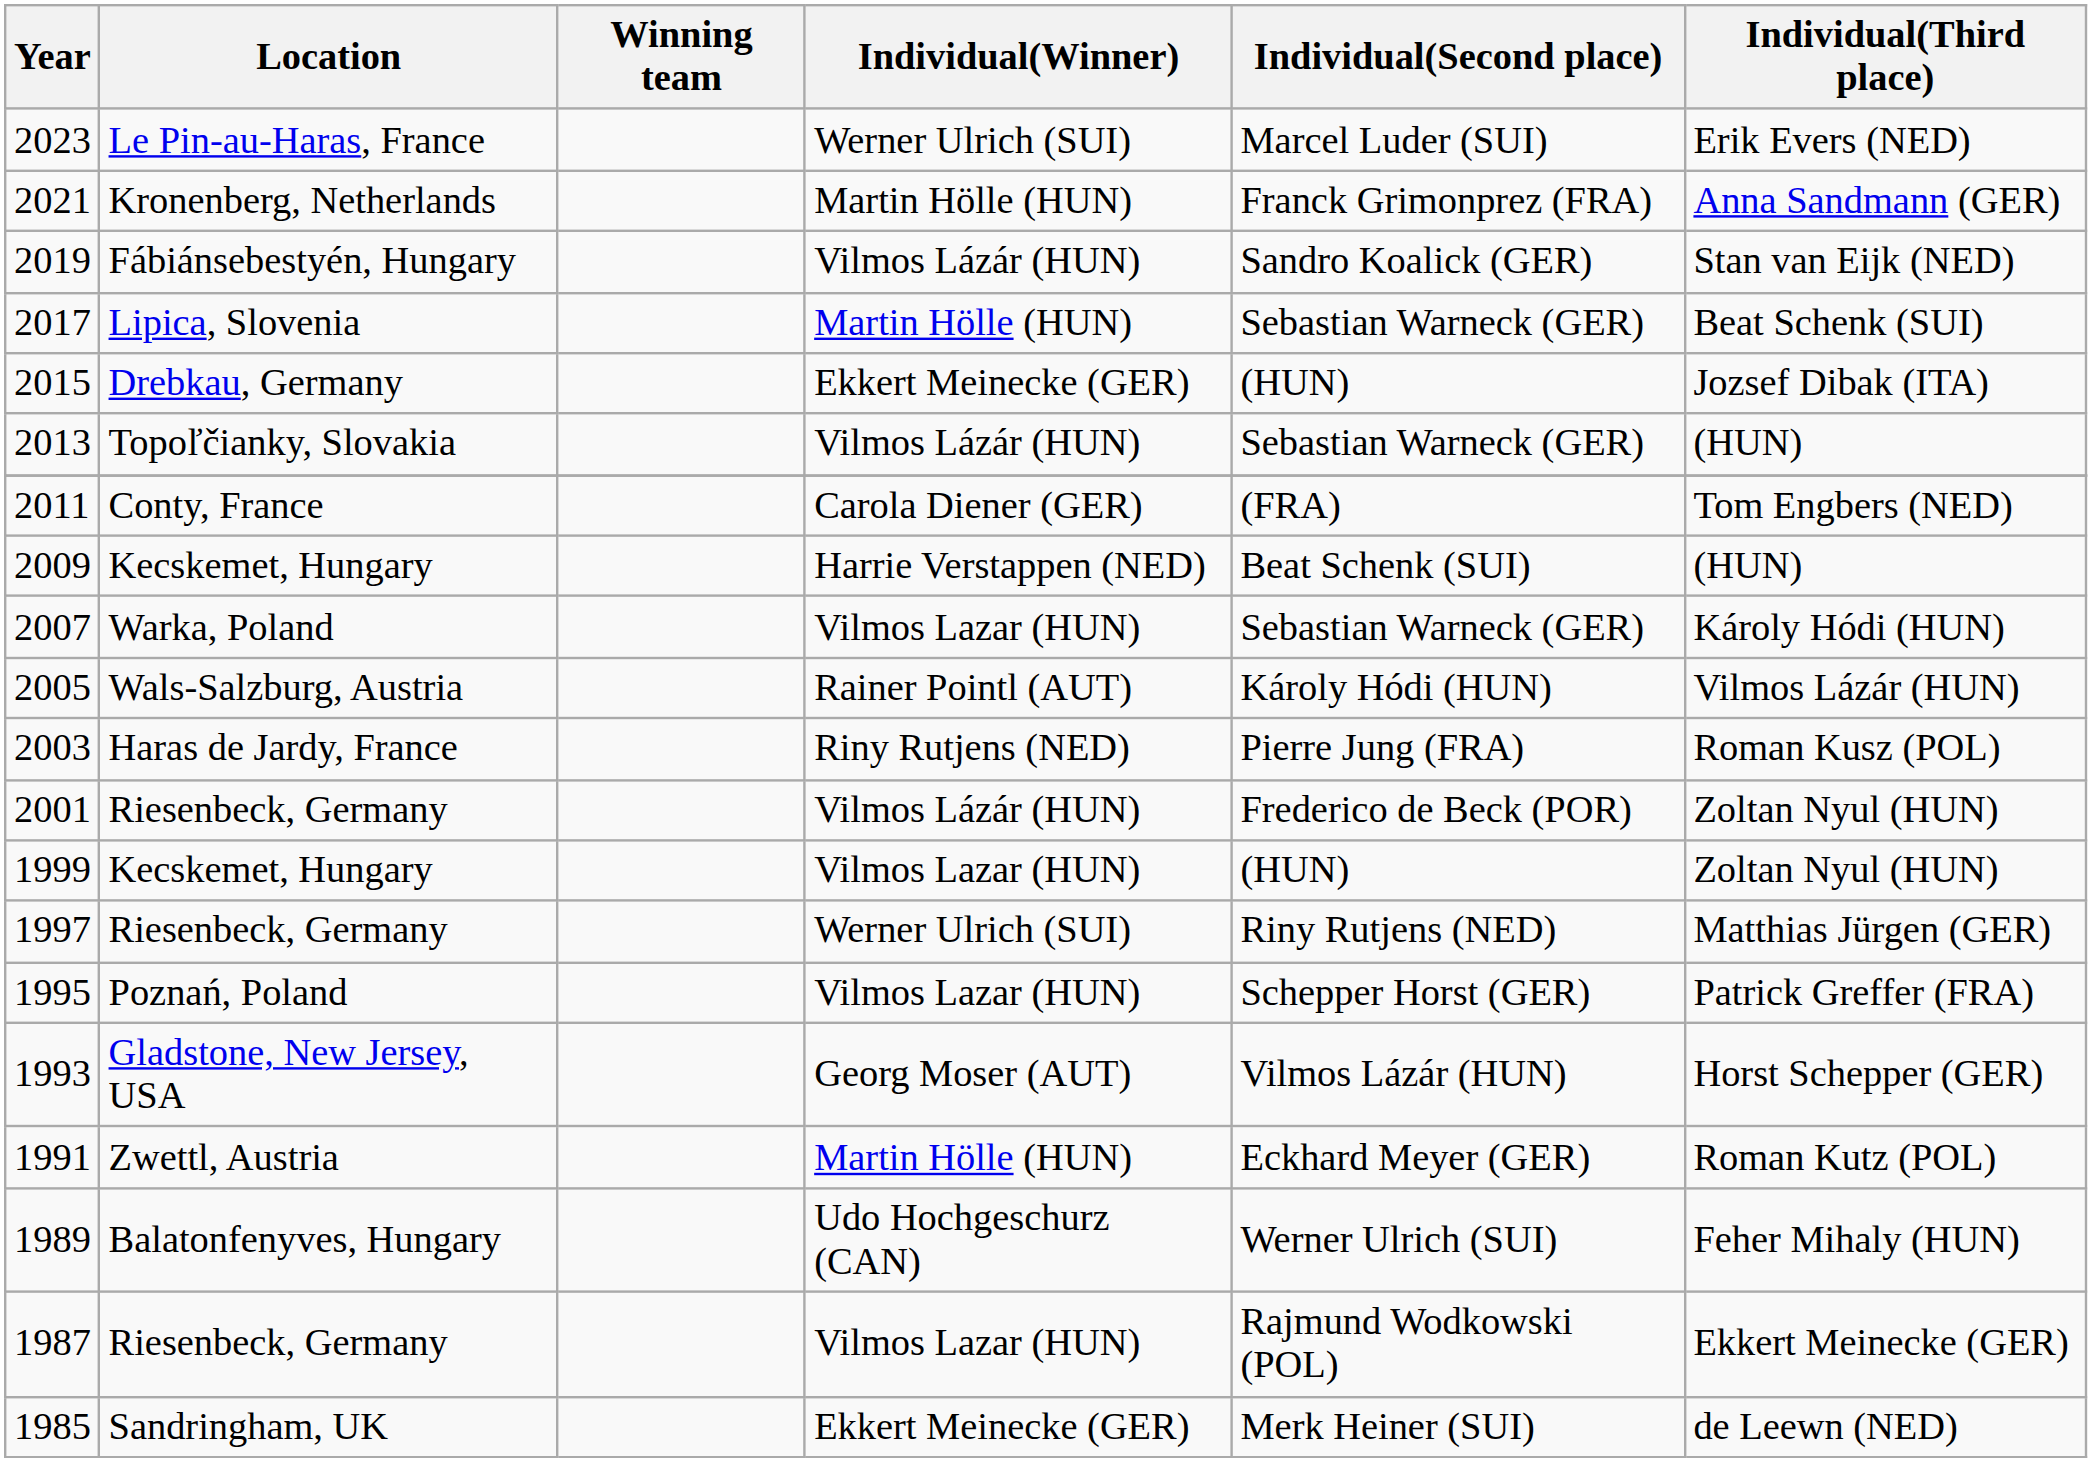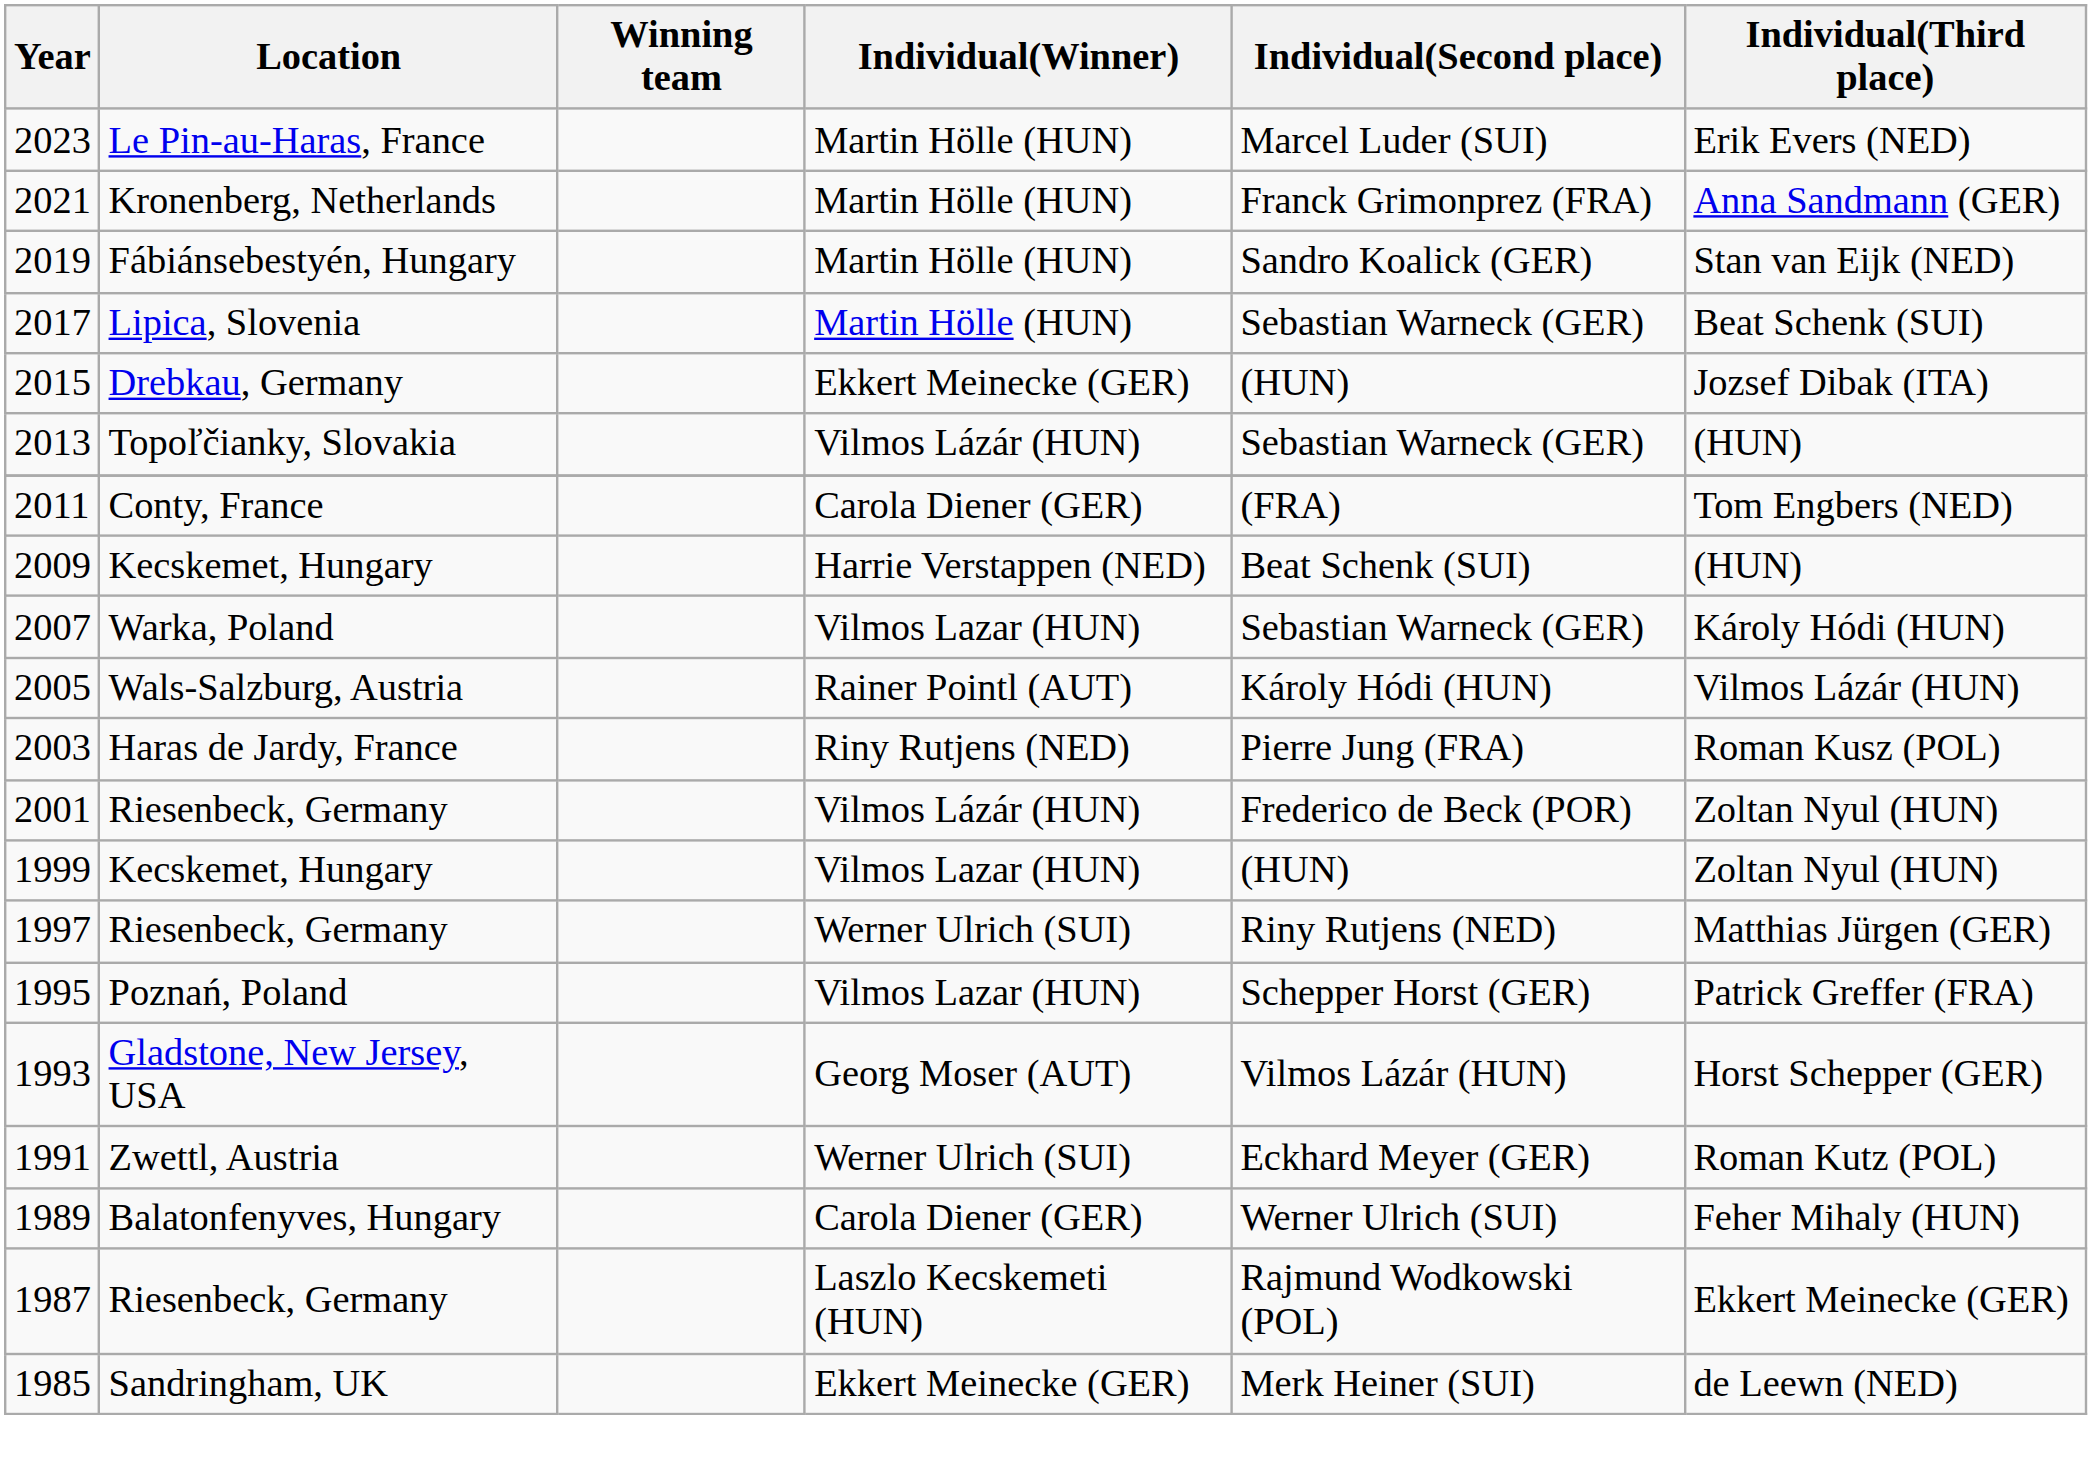(973, 139) Werner Ulrich (SUI) -> (973, 139) Martin Hölle (HUN)
(977, 260) Vilmos Lázár (HUN) -> (973, 260) Martin Hölle (HUN)
(973, 1156) Martin Hölle (HUN) -> (973, 1156) Werner Ulrich (SUI)
(962, 1239) Udo Hochgeschurz (CAN) -> (978, 1217) Carola Diener (GER)
(977, 1343) Vilmos Lazar (HUN) -> (961, 1300) Laszlo Kecskemeti (HUN)
